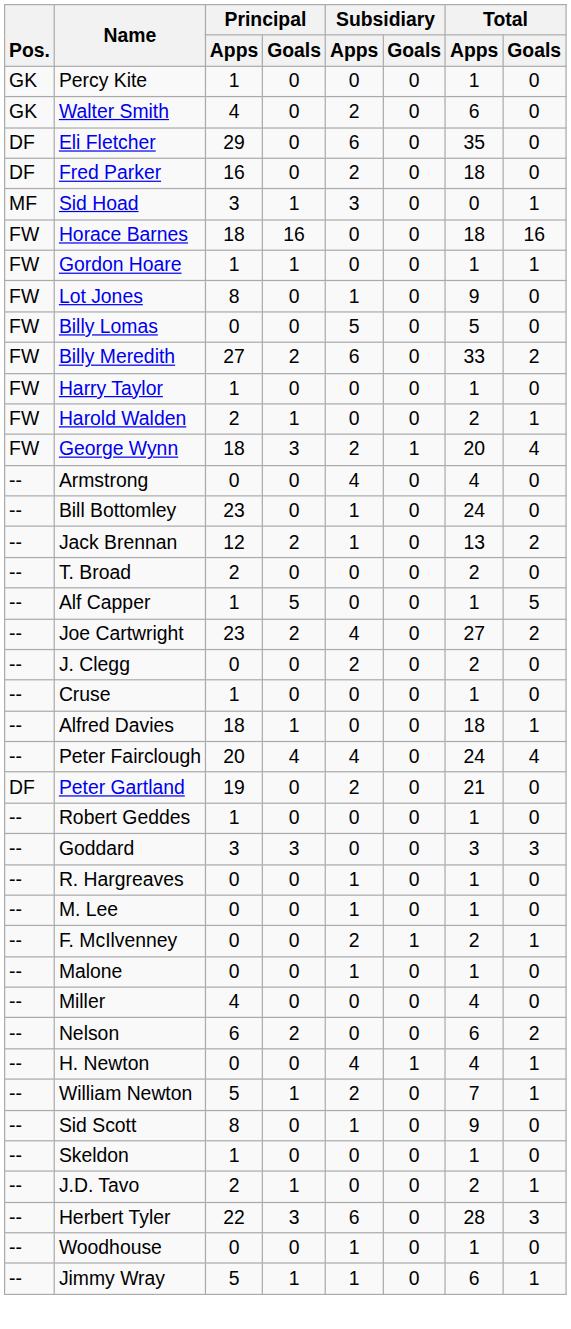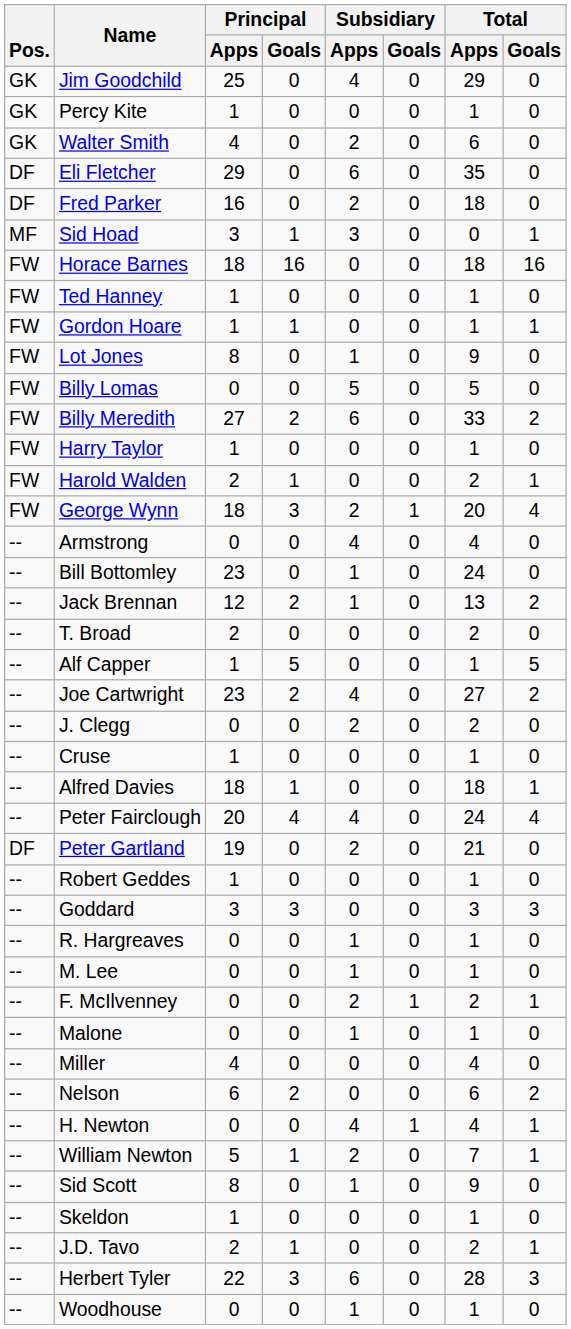+ row: (120, 81)
+ row: (111, 296)
- row: (112, 1278)
